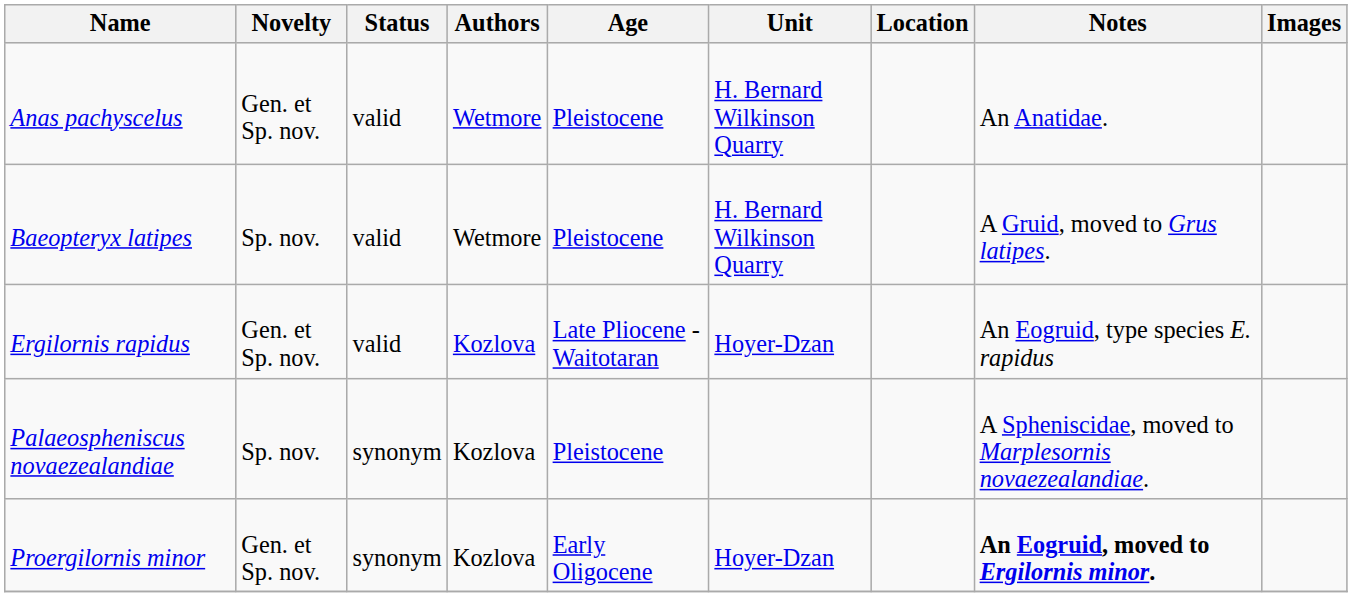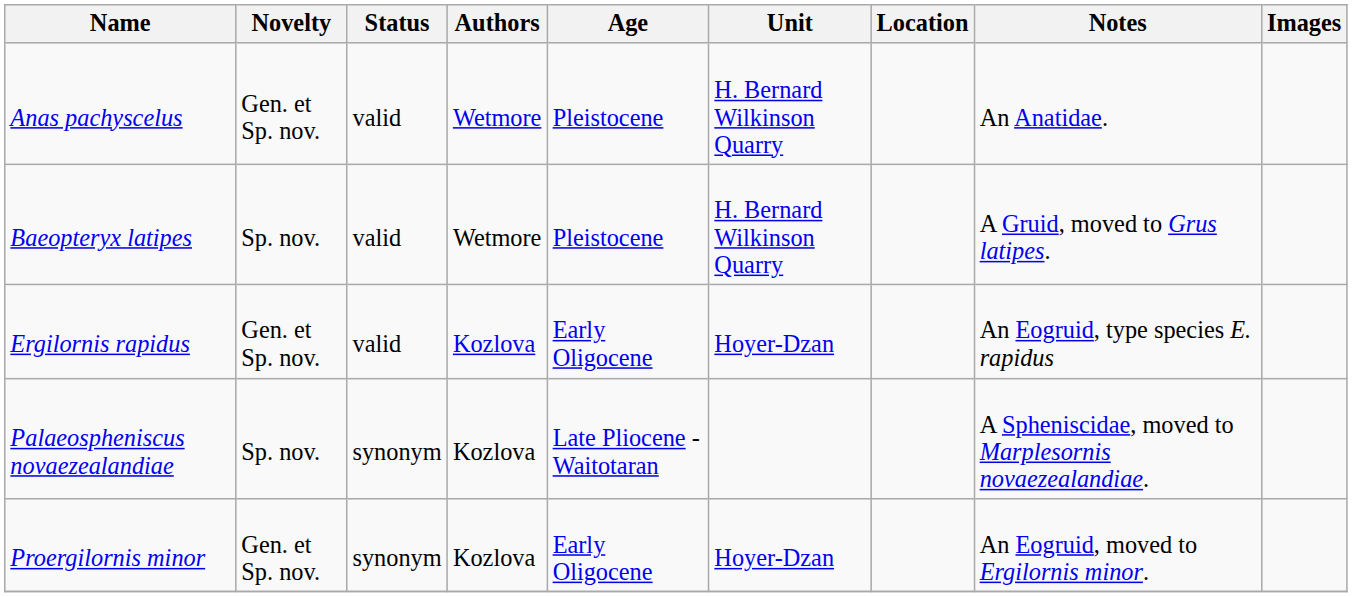(626, 344) Late Pliocene - Waitotaran -> (603, 344) Early Oligocene
(608, 451) Pleistocene -> (626, 451) Late Pliocene - Waitotaran
(1095, 558) bold -> (1088, 558) normal
